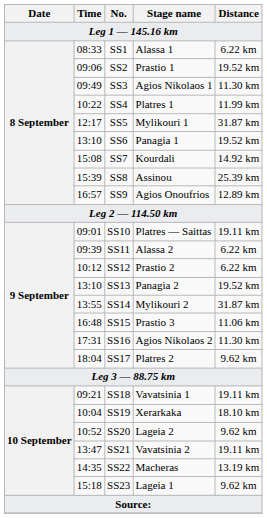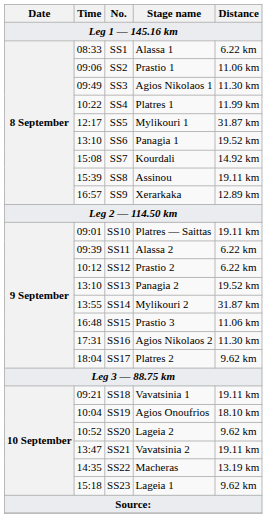(239, 67) 19.52 km -> (239, 67) 11.06 km
(239, 176) 25.39 km -> (239, 176) 19.11 km
(172, 194) Agios Onoufrios -> (158, 194) Xerarkaka
(158, 413) Xerarkaka -> (172, 413) Agios Onoufrios
